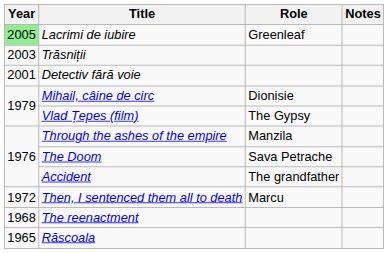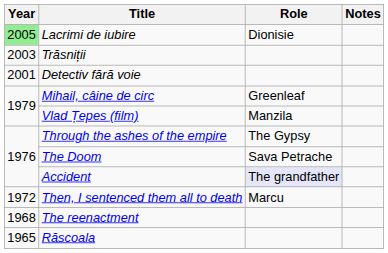(276, 34) Greenleaf -> (271, 34) Dionisie
(271, 95) Dionisie -> (276, 95) Greenleaf
(279, 116) The Gypsy -> (270, 116) Manzila
(270, 136) Manzila -> (279, 136) The Gypsy
(294, 177) no background -> (294, 177) lavender background
